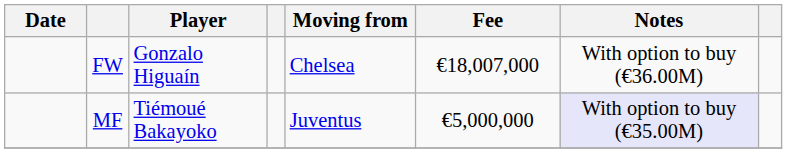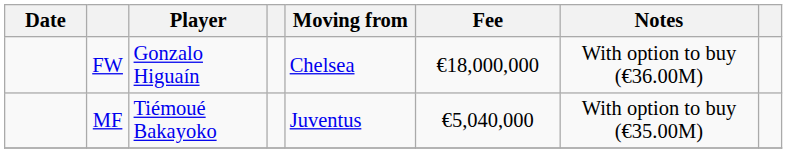(488, 64) €18,007,000 -> (488, 64) €18,000,000
(488, 120) €5,000,000 -> (488, 120) €5,040,000
(659, 120) lavender background -> (659, 120) no background
